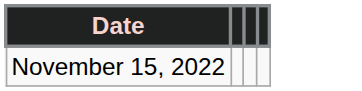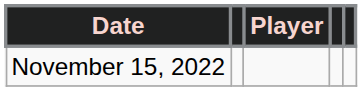+ column: (287, 26)
